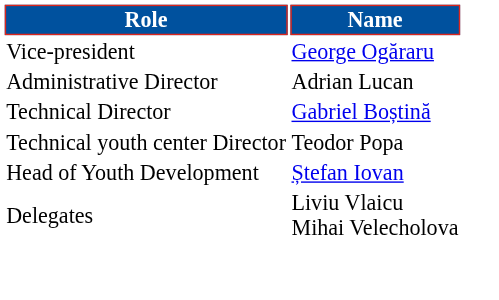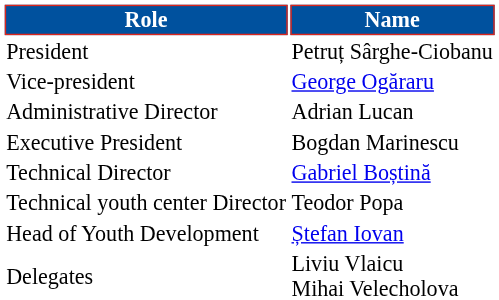+ row: (47, 51)
+ row: (94, 142)
